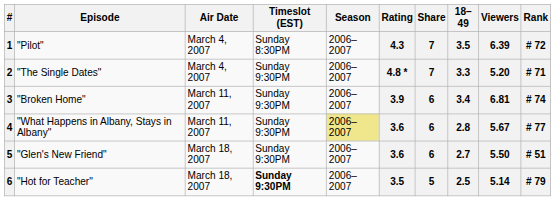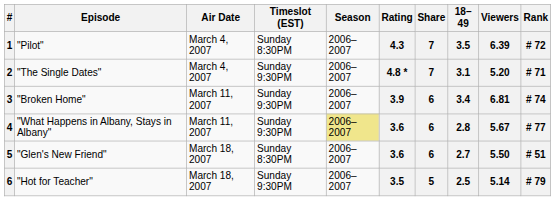(463, 72) 3.3 -> (463, 72) 3.1
(273, 154) Sunday 9:30PM -> (274, 154) Sunday 8:30PM
(273, 182) bold -> (274, 182) normal
